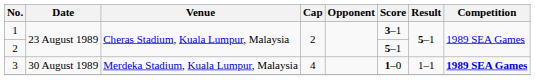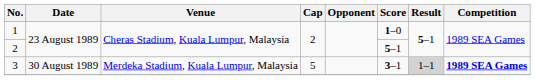(393, 30) 3–1 -> (393, 30) 1–0
(313, 65) 4 -> (313, 65) 5
(393, 65) 1–0 -> (393, 65) 3–1
(426, 65) no background -> (426, 65) lightgrey background
